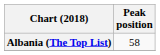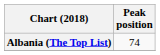(134, 42) 58 -> (134, 42) 74
